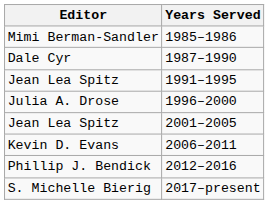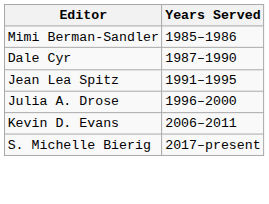- row: (201, 123)
- row: (201, 167)
